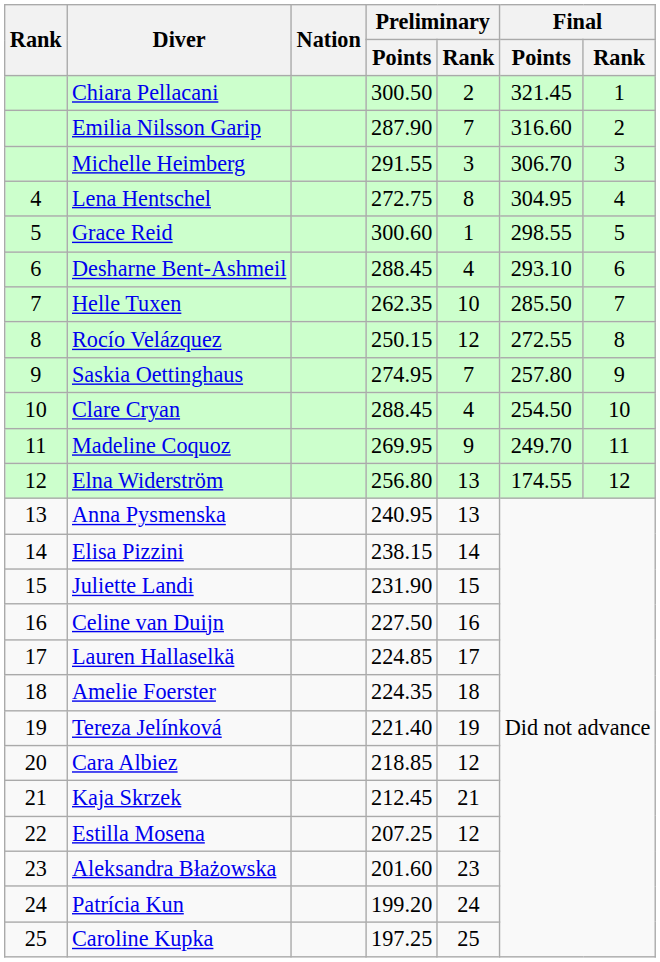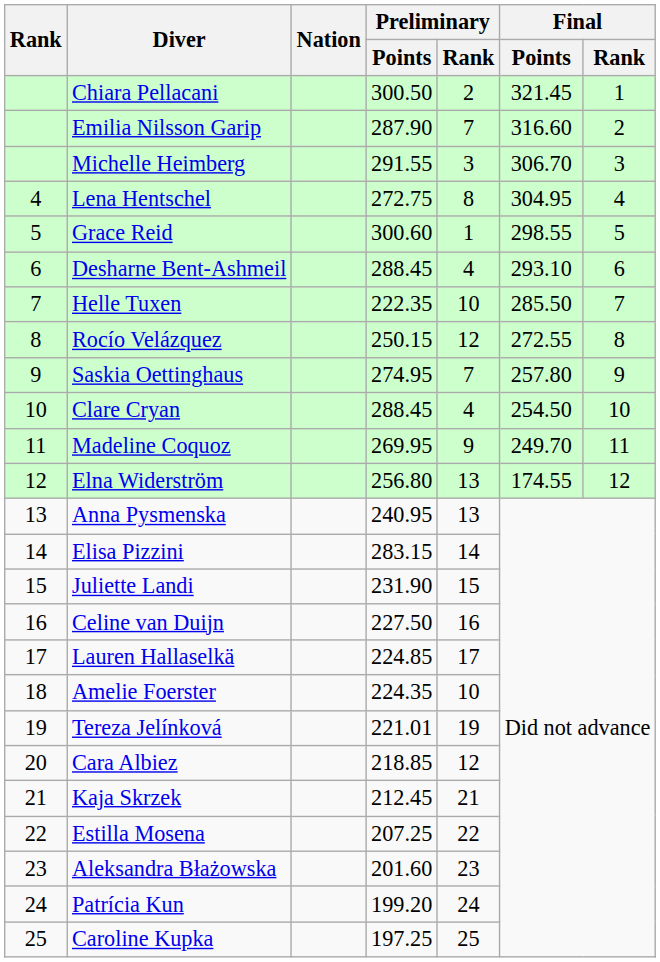(402, 304) 262.35 -> (402, 304) 222.35
(402, 551) 238.15 -> (402, 551) 283.15
(468, 692) 18 -> (468, 692) 10
(402, 727) 221.40 -> (402, 727) 221.01
(468, 833) 12 -> (468, 833) 22
